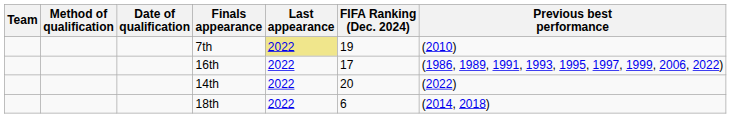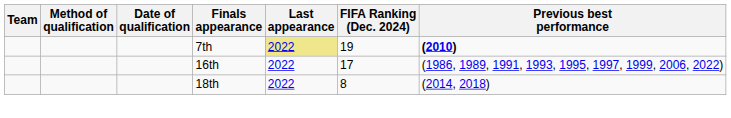(439, 46) normal -> (439, 46) bold
- row: (207, 84)
(343, 103) 6 -> (343, 84) 8
